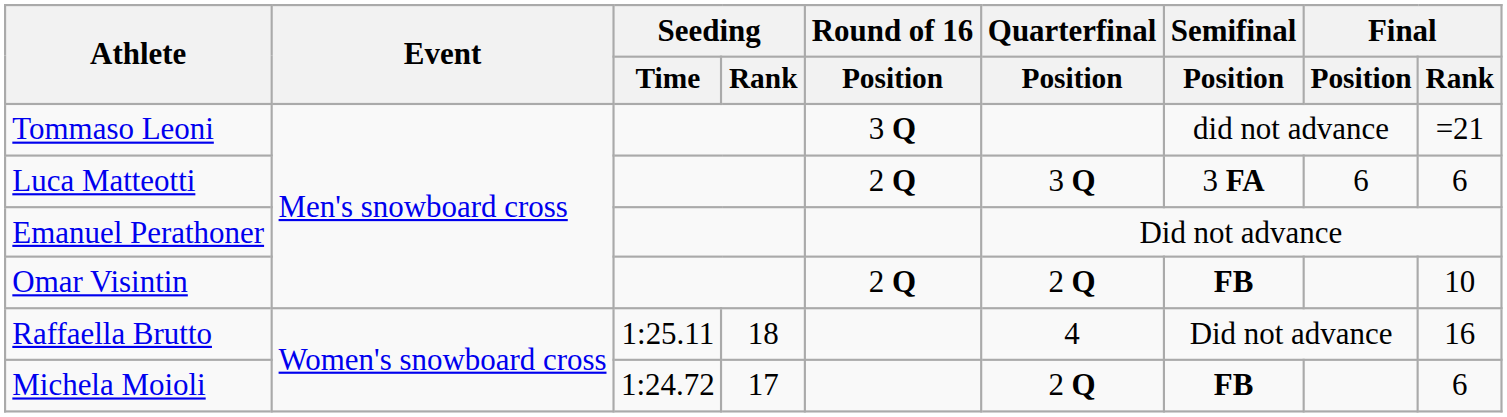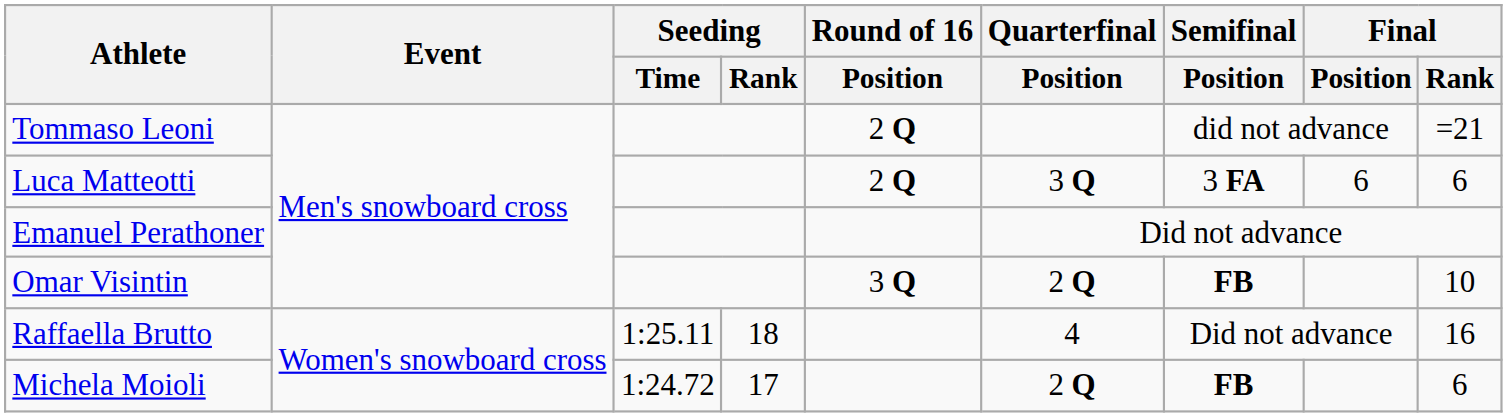(892, 129) 3 Q -> (892, 129) 2 Q
(892, 282) 2 Q -> (892, 282) 3 Q
